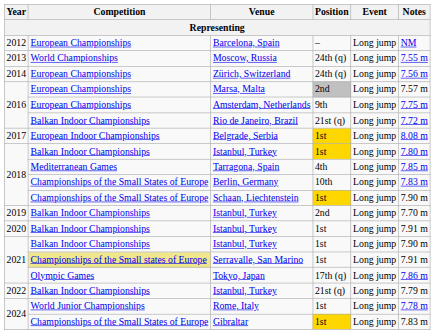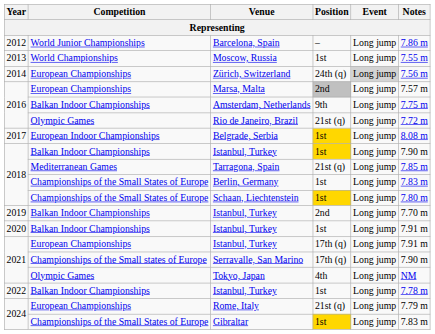(81, 43) European Championships -> (88, 43) World Junior Championships
(409, 43) NM -> (414, 43) 7.86 m
(331, 58) 24th (q) -> (321, 58) 1st
(375, 74) no background -> (375, 74) lightgrey background
(81, 105) European Championships -> (90, 105) Balkan Indoor Championships
(90, 120) Balkan Indoor Championships -> (62, 120) Olympic Games
(414, 151) 7.80 m -> (414, 151) 7.90 m
(321, 167) 4th -> (330, 167) 21st (q)
(324, 182) 10th -> (321, 182) 1st
(414, 197) 7.90 m -> (414, 197) 7.80 m
(90, 244) Balkan Indoor Championships -> (81, 244) European Championships
(321, 244) 1st -> (331, 244) 17th (q)
(414, 244) 7.90 m -> (414, 244) 7.91 m
(119, 259) khaki background -> (119, 259) no background
(321, 259) 1st -> (331, 259) 17th (q)
(414, 259) 7.91 m -> (414, 259) 7.90 m
(331, 275) 17th (q) -> (321, 275) 4th
(414, 275) 7.86 m -> (409, 275) NM
(330, 290) 21st (q) -> (321, 290) 1st
(414, 290) 7.79 m -> (414, 290) 7.78 m
(88, 306) World Junior Championships -> (81, 306) European Championships
(321, 306) 1st -> (330, 306) 21st (q)
(414, 306) 7.78 m -> (414, 306) 7.79 m
